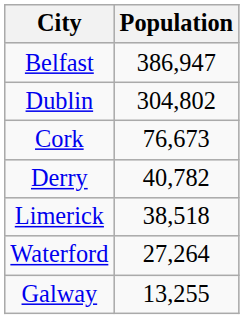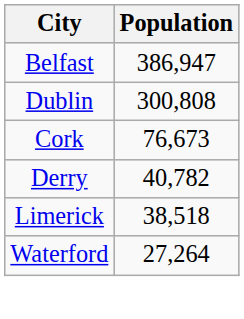(176, 100) 304,802 -> (176, 100) 300,808
- row: (59, 293)
